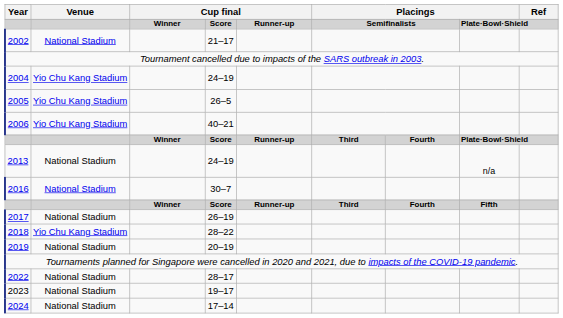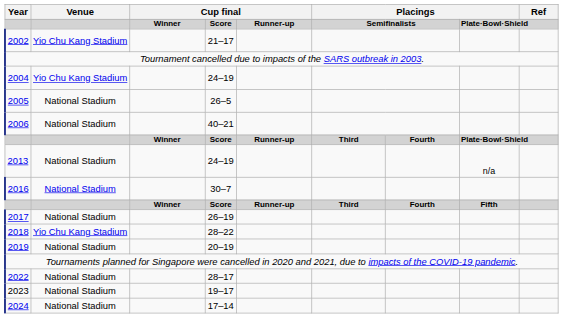(80, 41) National Stadium -> (80, 41) Yio Chu Kang Stadium
(80, 101) Yio Chu Kang Stadium -> (80, 101) National Stadium
(80, 124) Yio Chu Kang Stadium -> (80, 124) National Stadium
